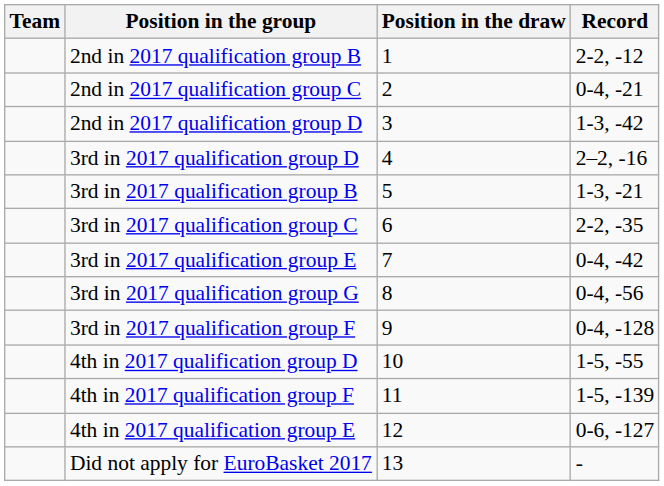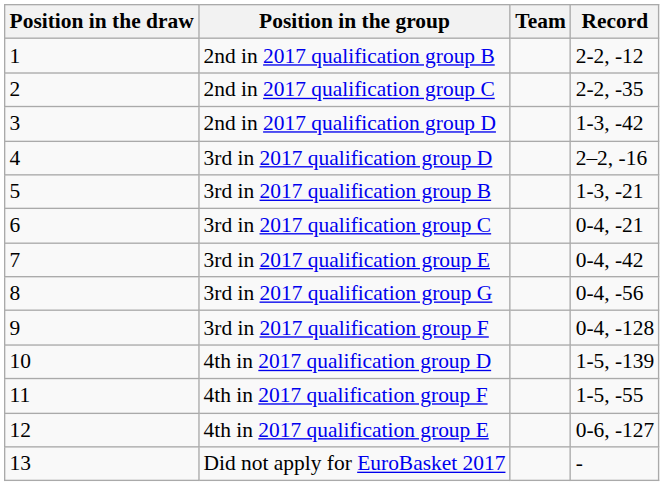columns swapped: (35, 21) <-> (474, 21)
(610, 89) 0-4, -21 -> (610, 89) 2-2, -35
(610, 225) 2-2, -35 -> (610, 225) 0-4, -21
(610, 361) 1-5, -55 -> (615, 361) 1-5, -139
(615, 395) 1-5, -139 -> (610, 395) 1-5, -55
